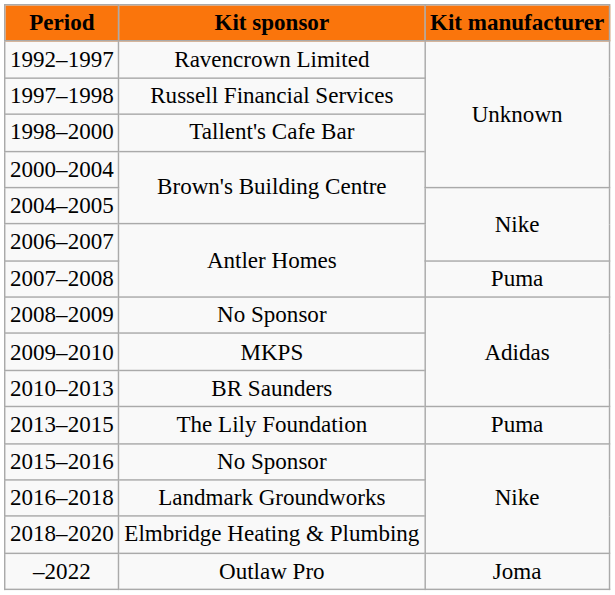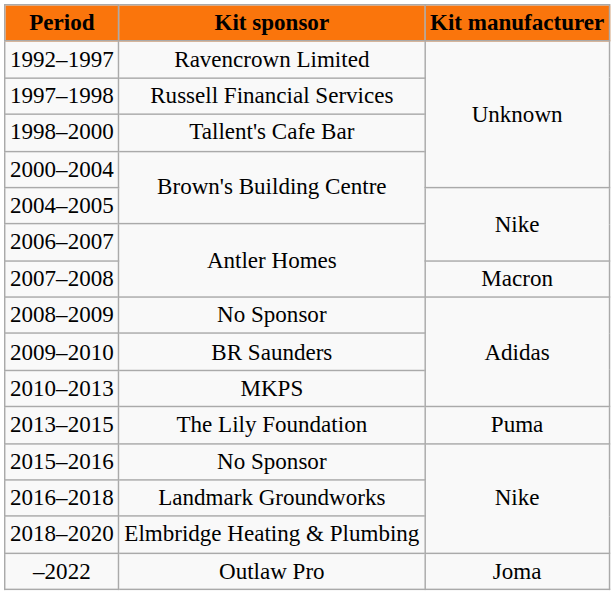(517, 278) Puma -> (517, 278) Macron
(272, 351) MKPS -> (272, 351) BR Saunders
(272, 388) BR Saunders -> (272, 388) MKPS
